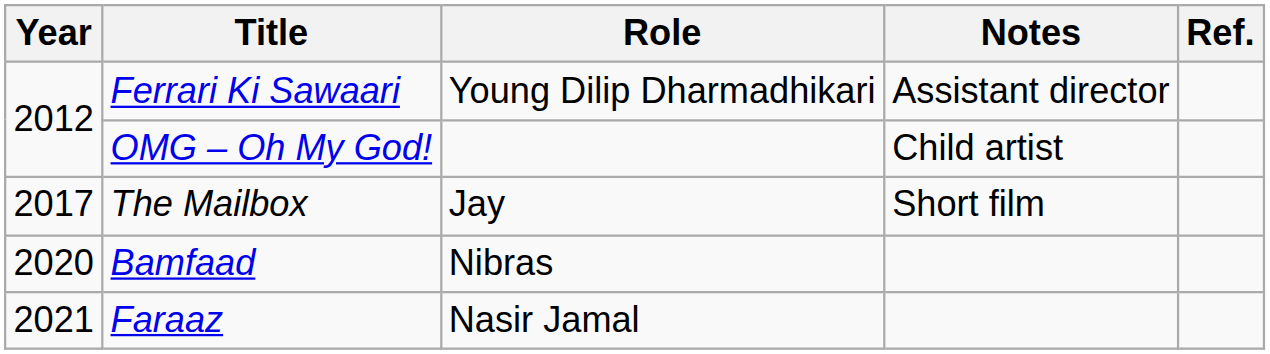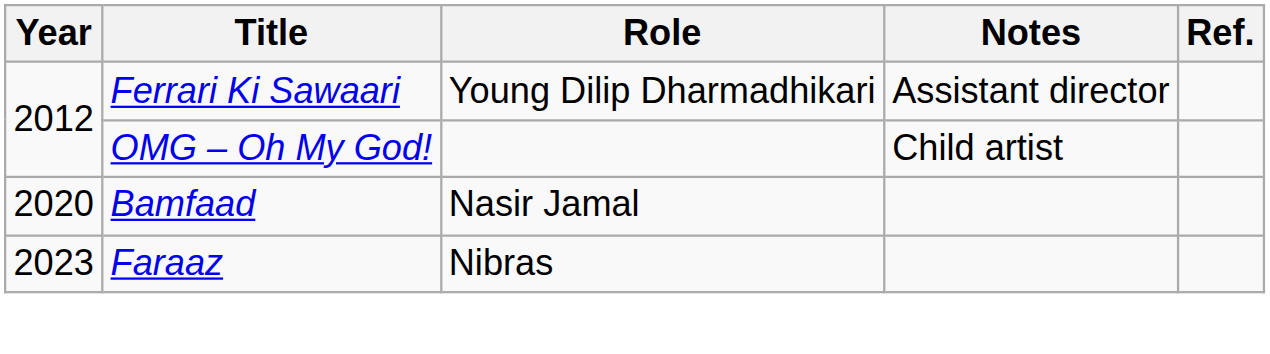- row: (209, 205)
(501, 262) Nibras -> (544, 205) Nasir Jamal
(54, 319) 2021 -> (54, 262) 2023
(544, 319) Nasir Jamal -> (501, 262) Nibras
